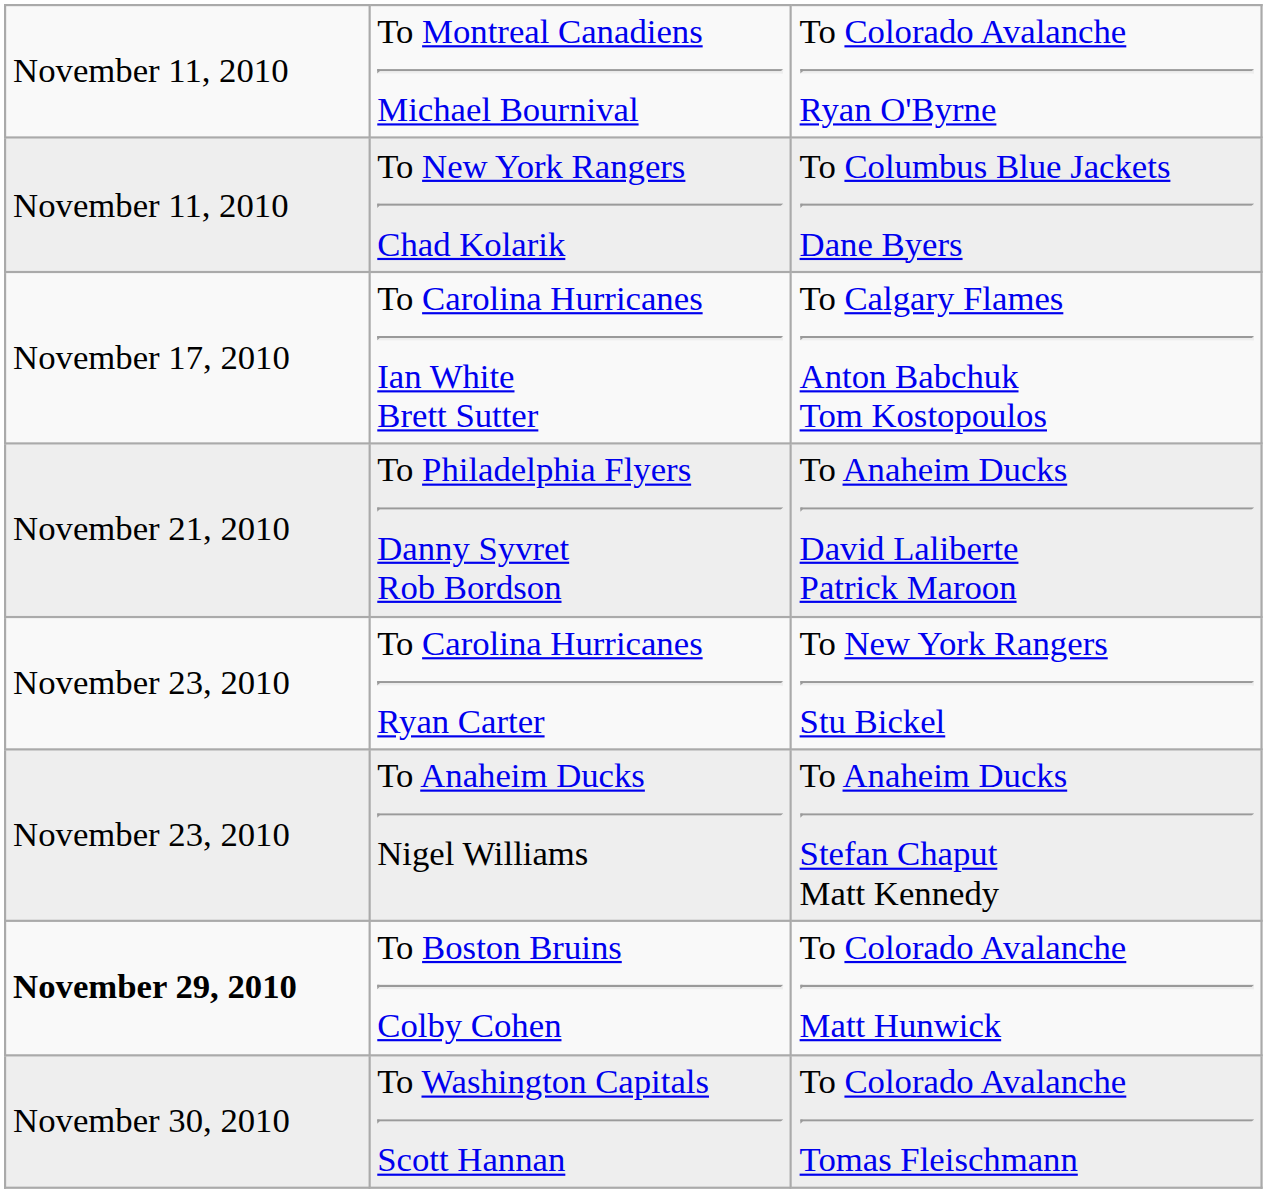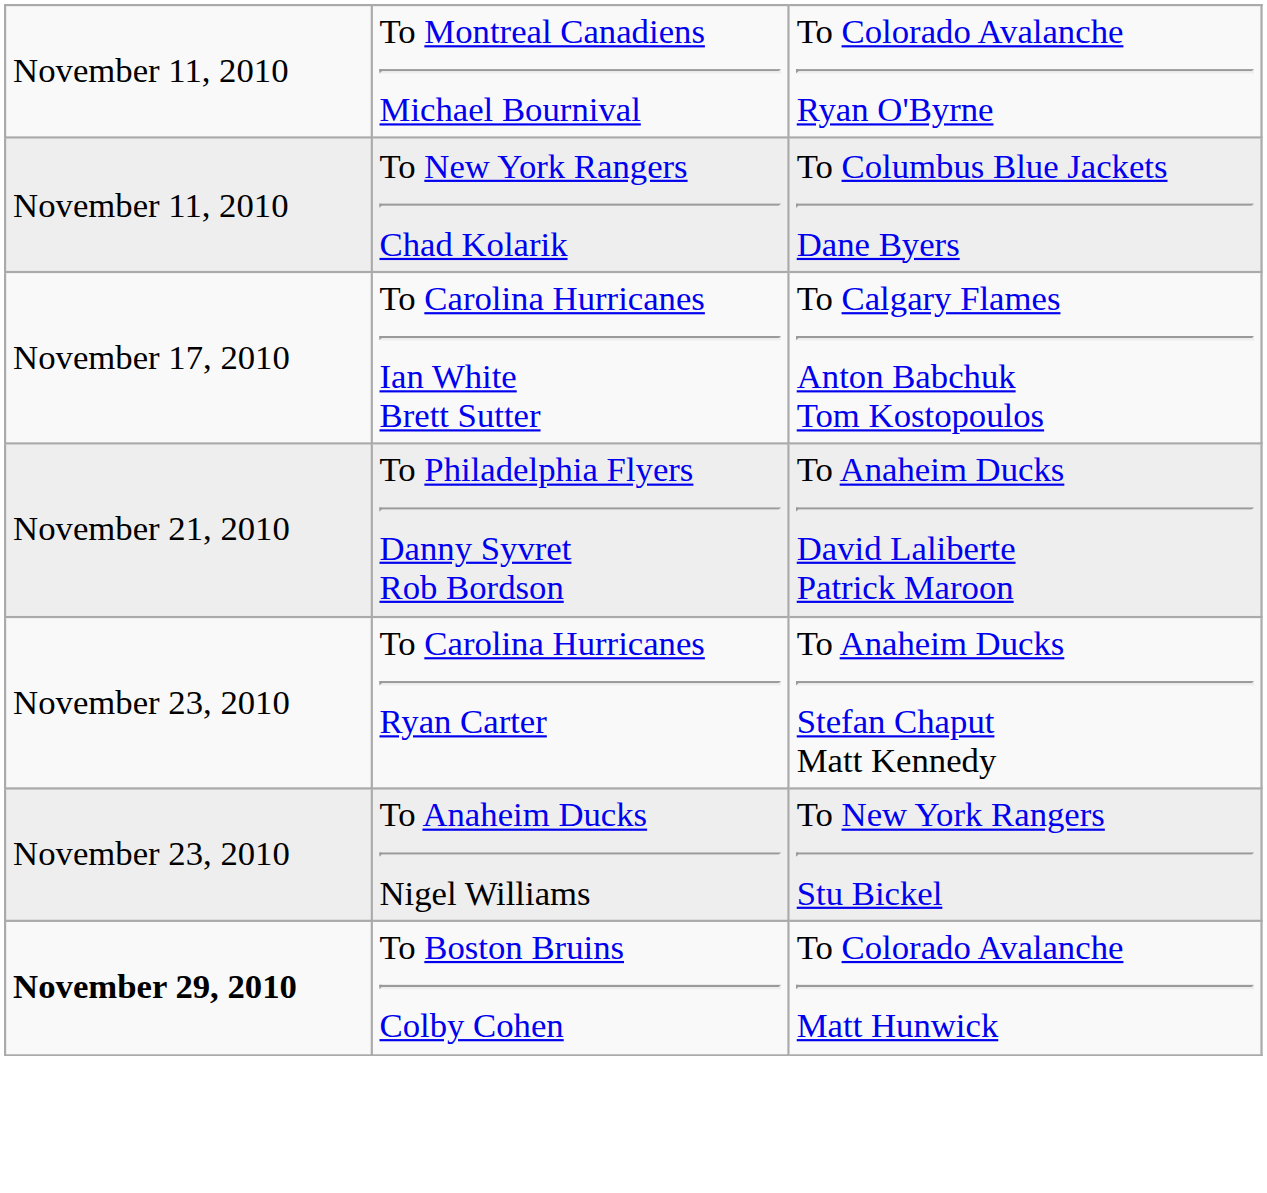(1027, 681) To New York Rangers Stu Bickel -> (1025, 701) To Anaheim Ducks Stefan Chaput Matt Kennedy
(1027, 834) To Anaheim Ducks Stefan Chaput Matt Kennedy -> (1025, 854) To New York Rangers Stu Bickel
- row: (580, 1120)
